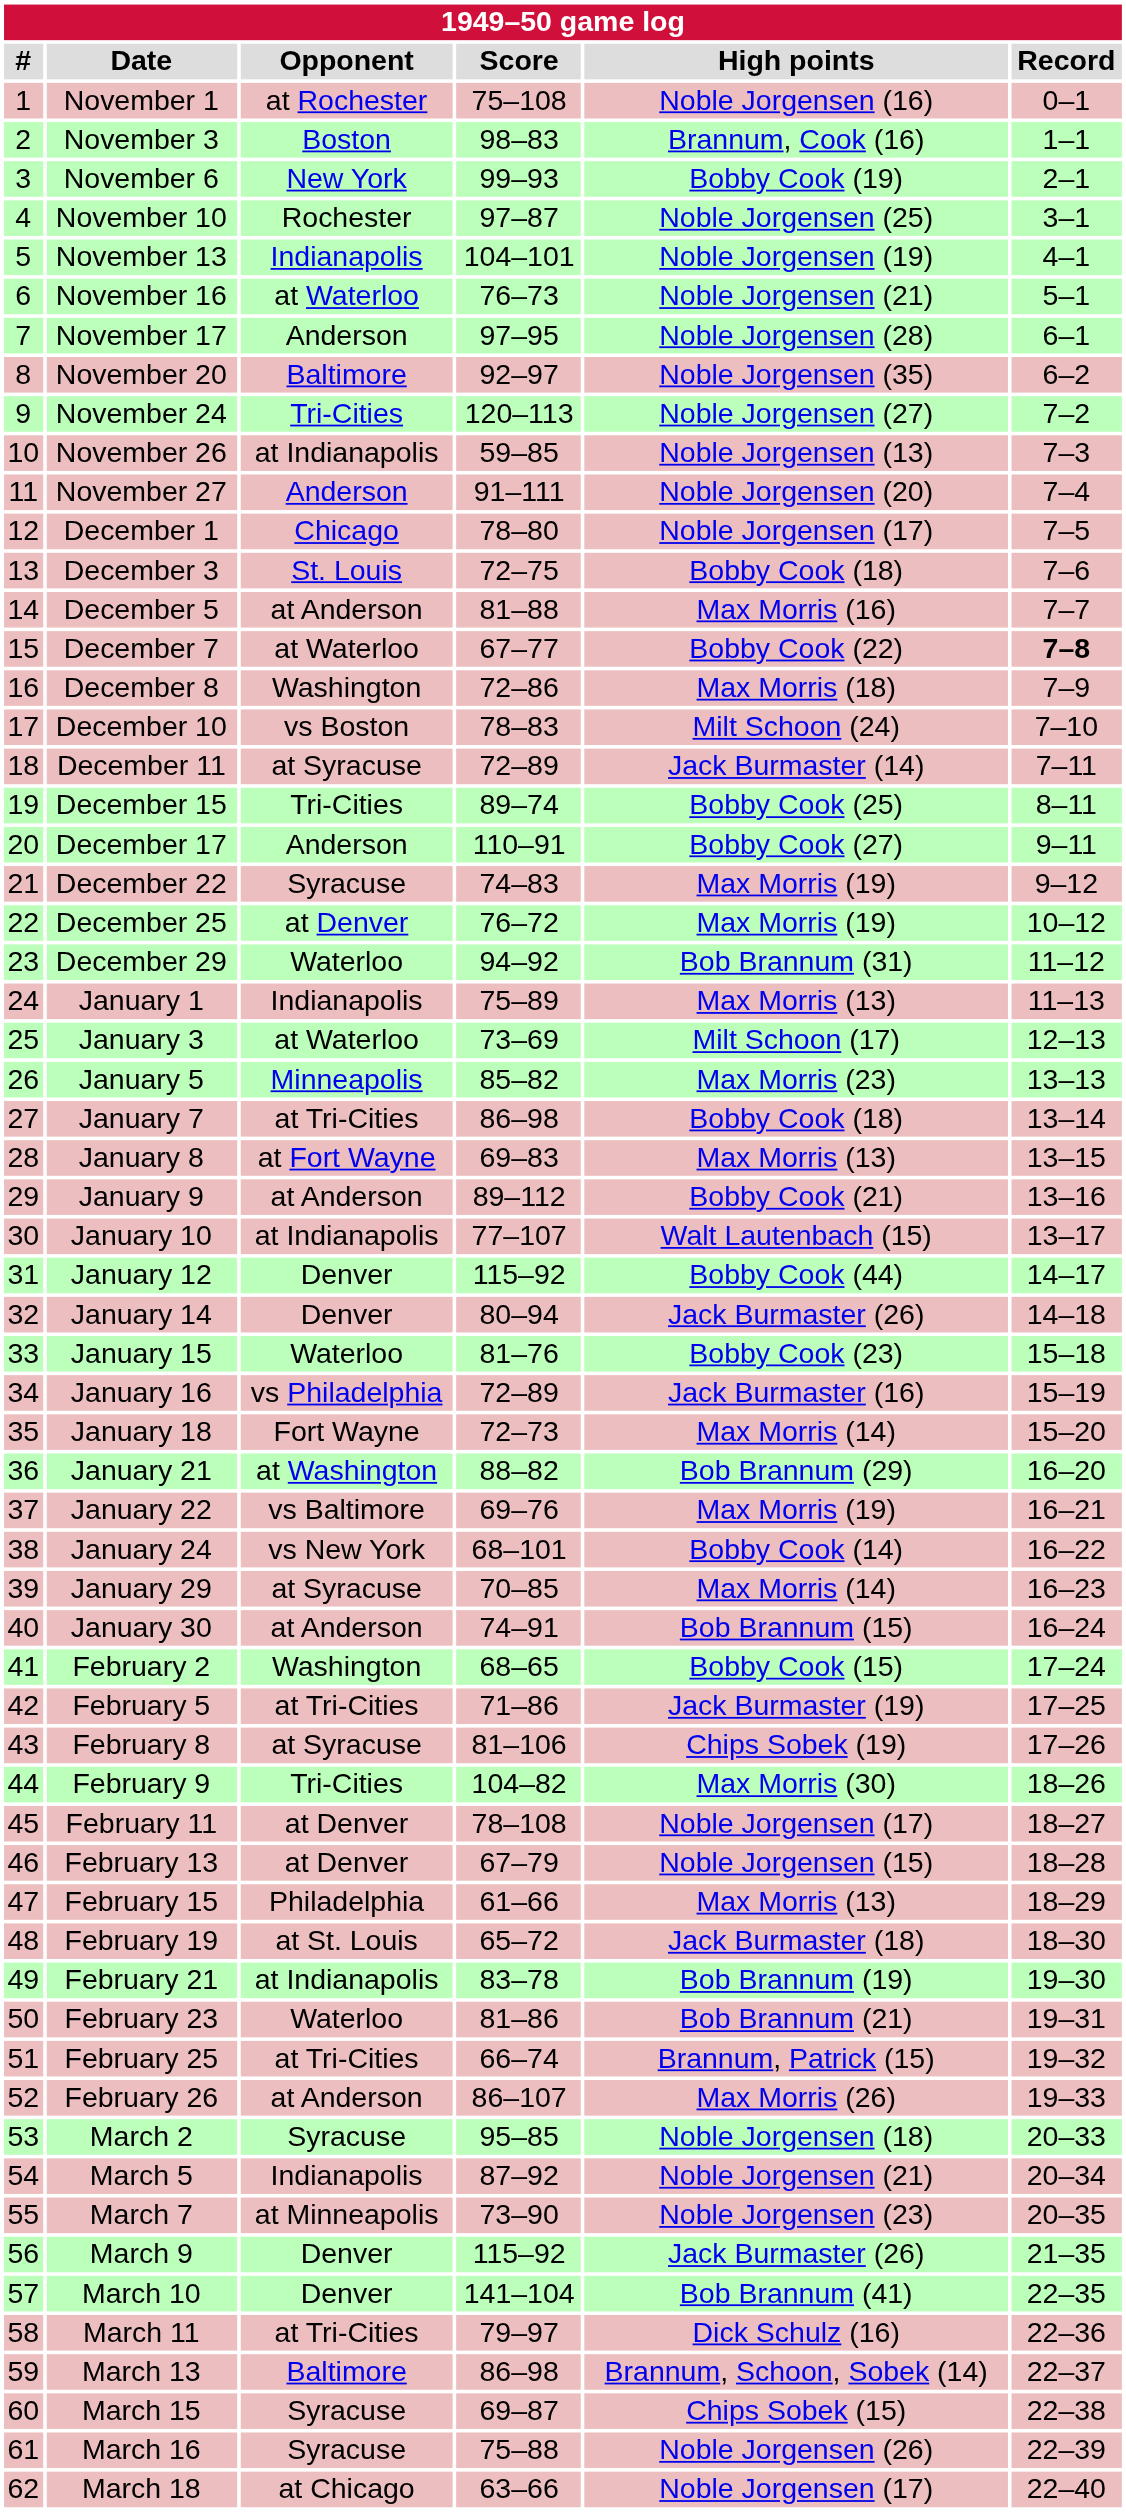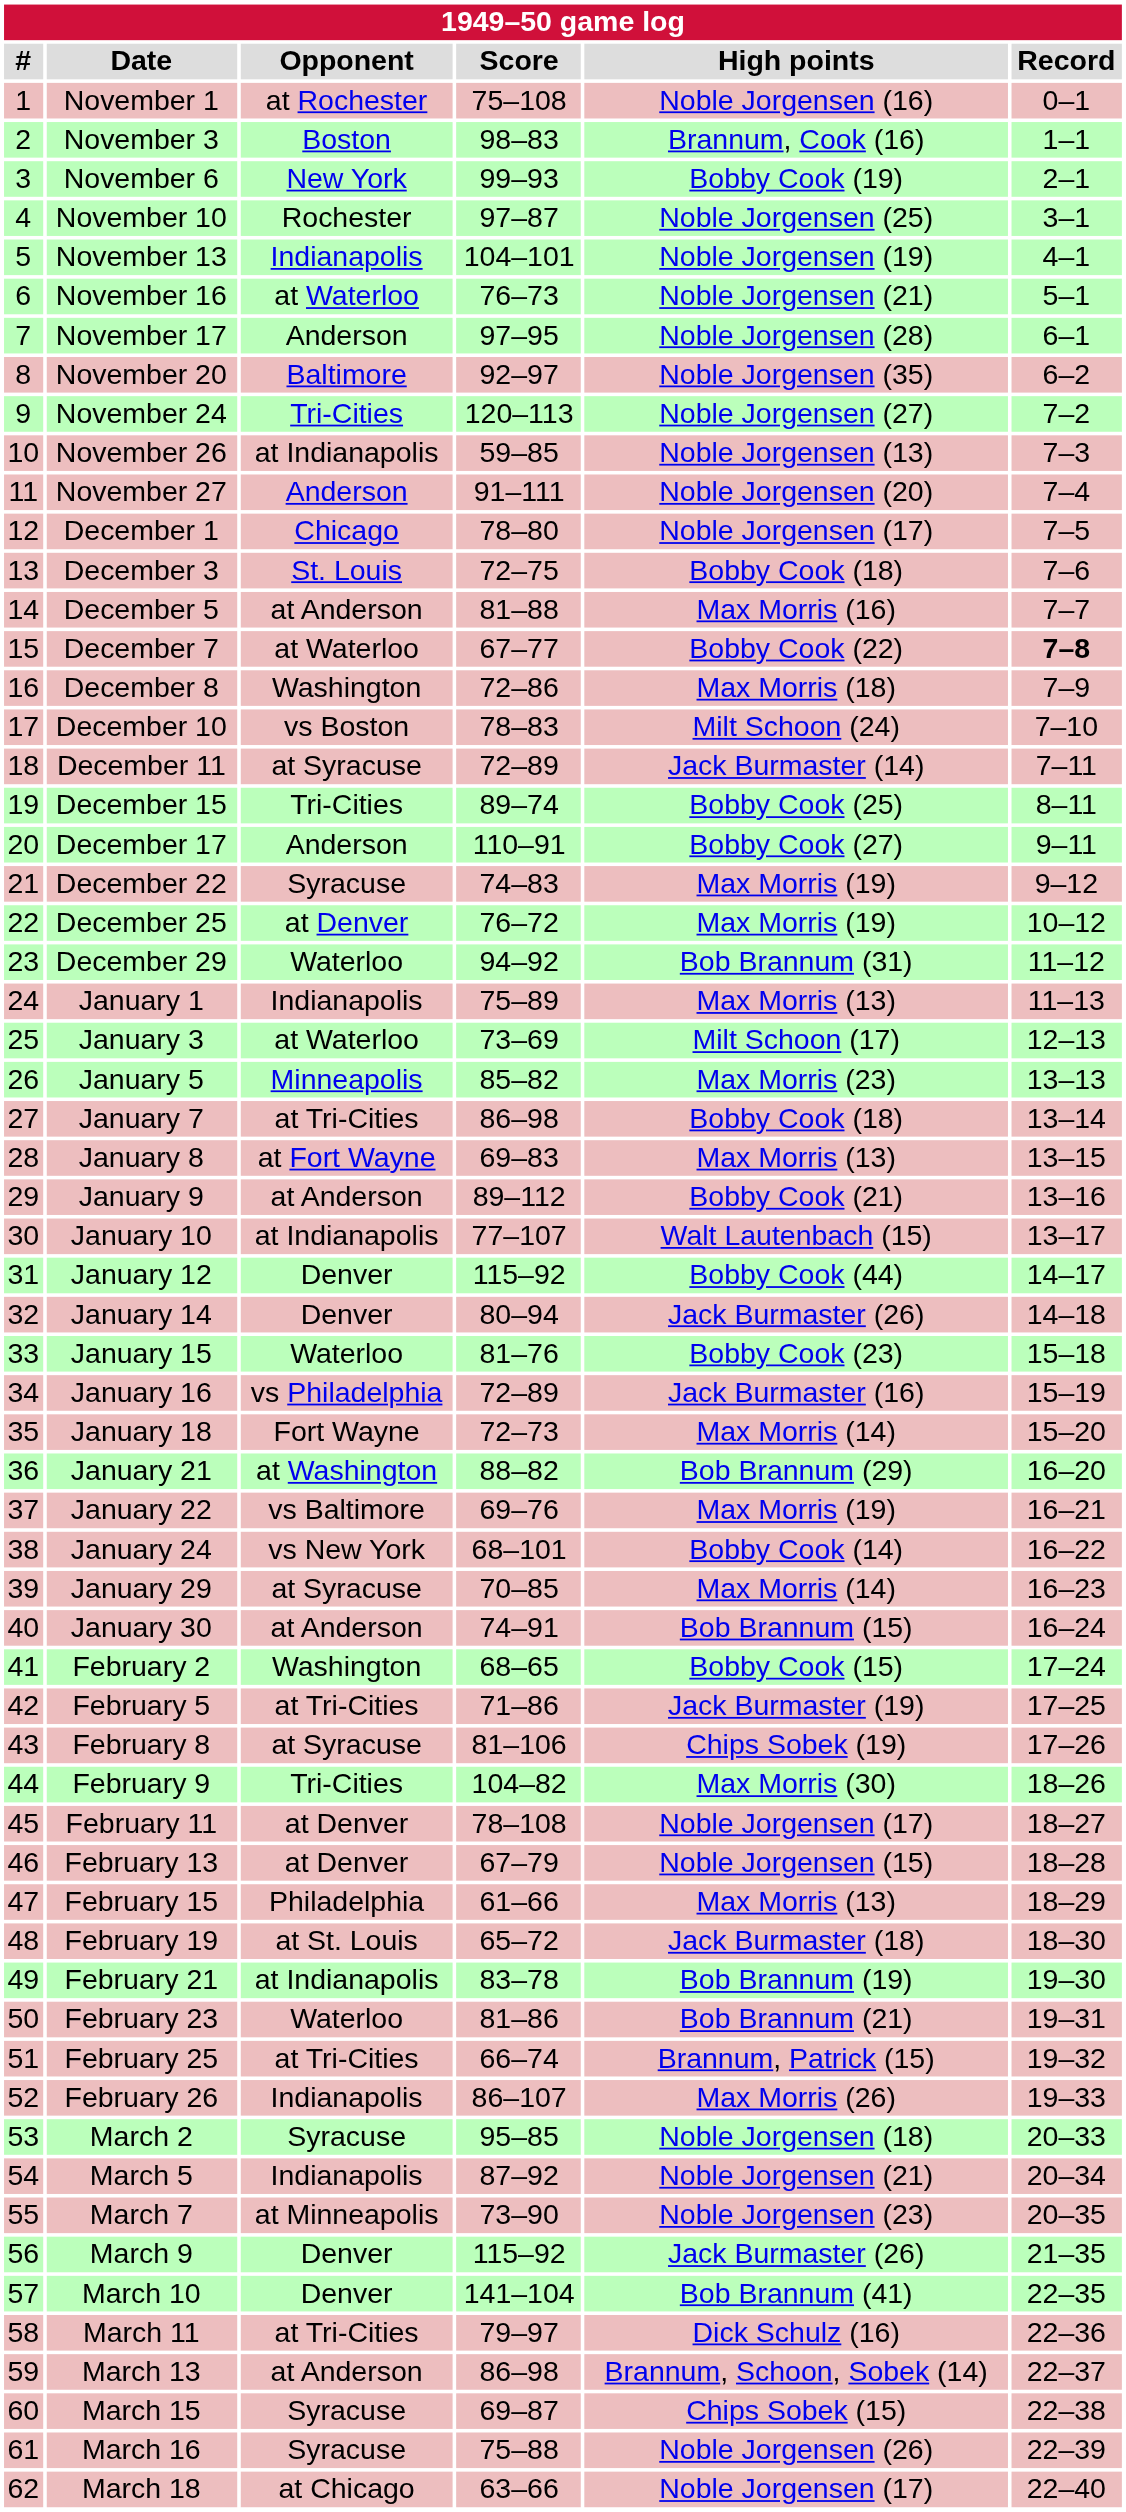(347, 2097) at Anderson -> (347, 2097) Indianapolis
(347, 2371) Baltimore -> (347, 2371) at Anderson
